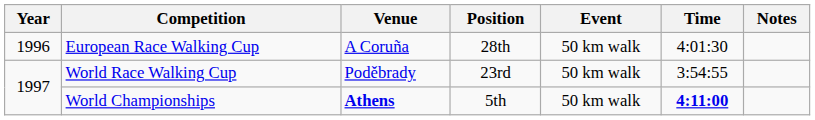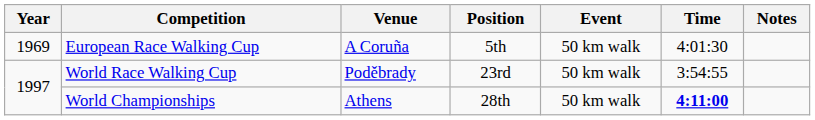(33, 46) 1996 -> (33, 46) 1969
(496, 46) 28th -> (496, 46) 5th
(370, 101) bold -> (368, 101) normal
(496, 101) 5th -> (496, 101) 28th
